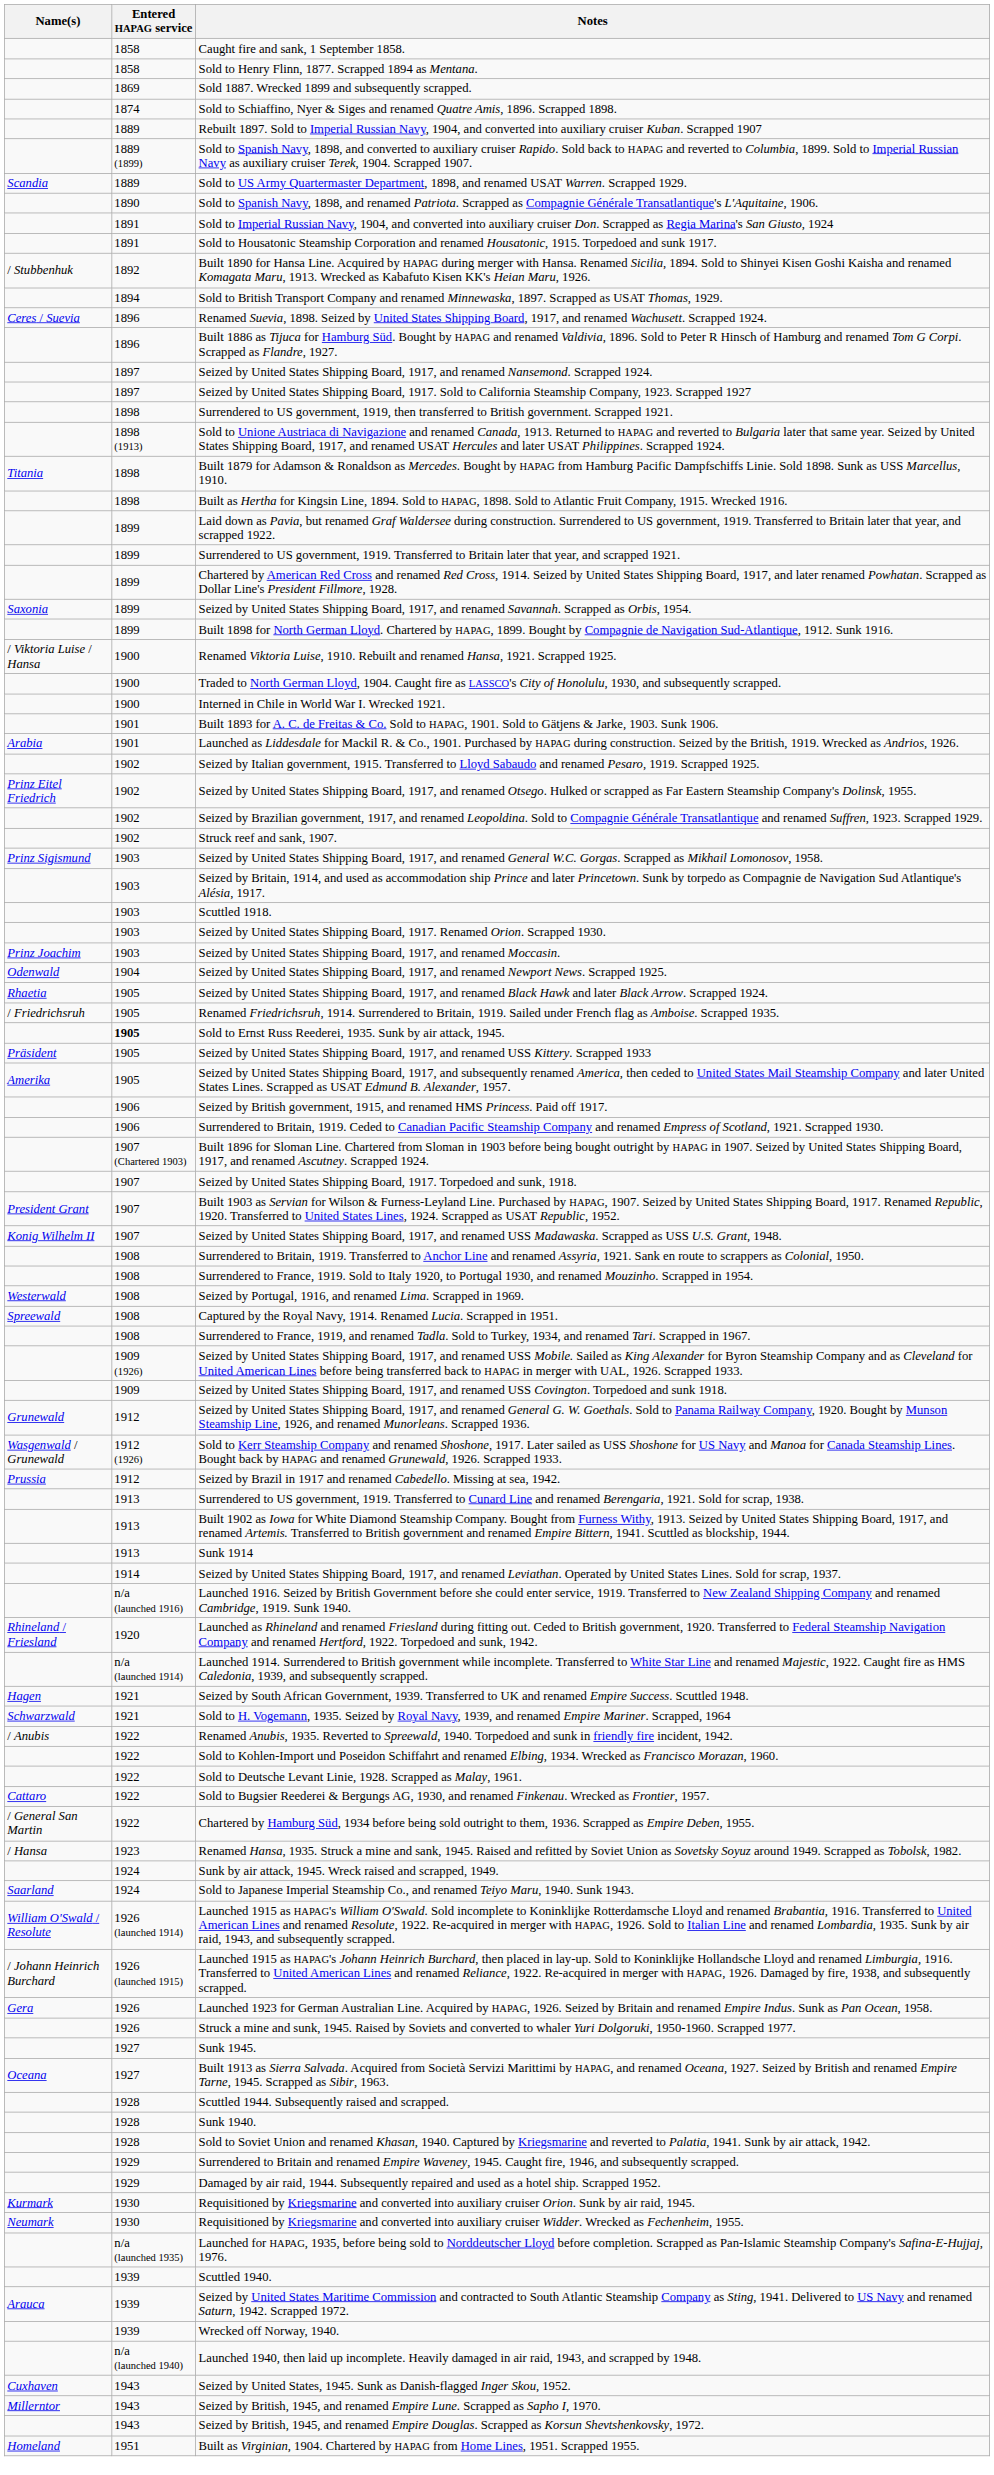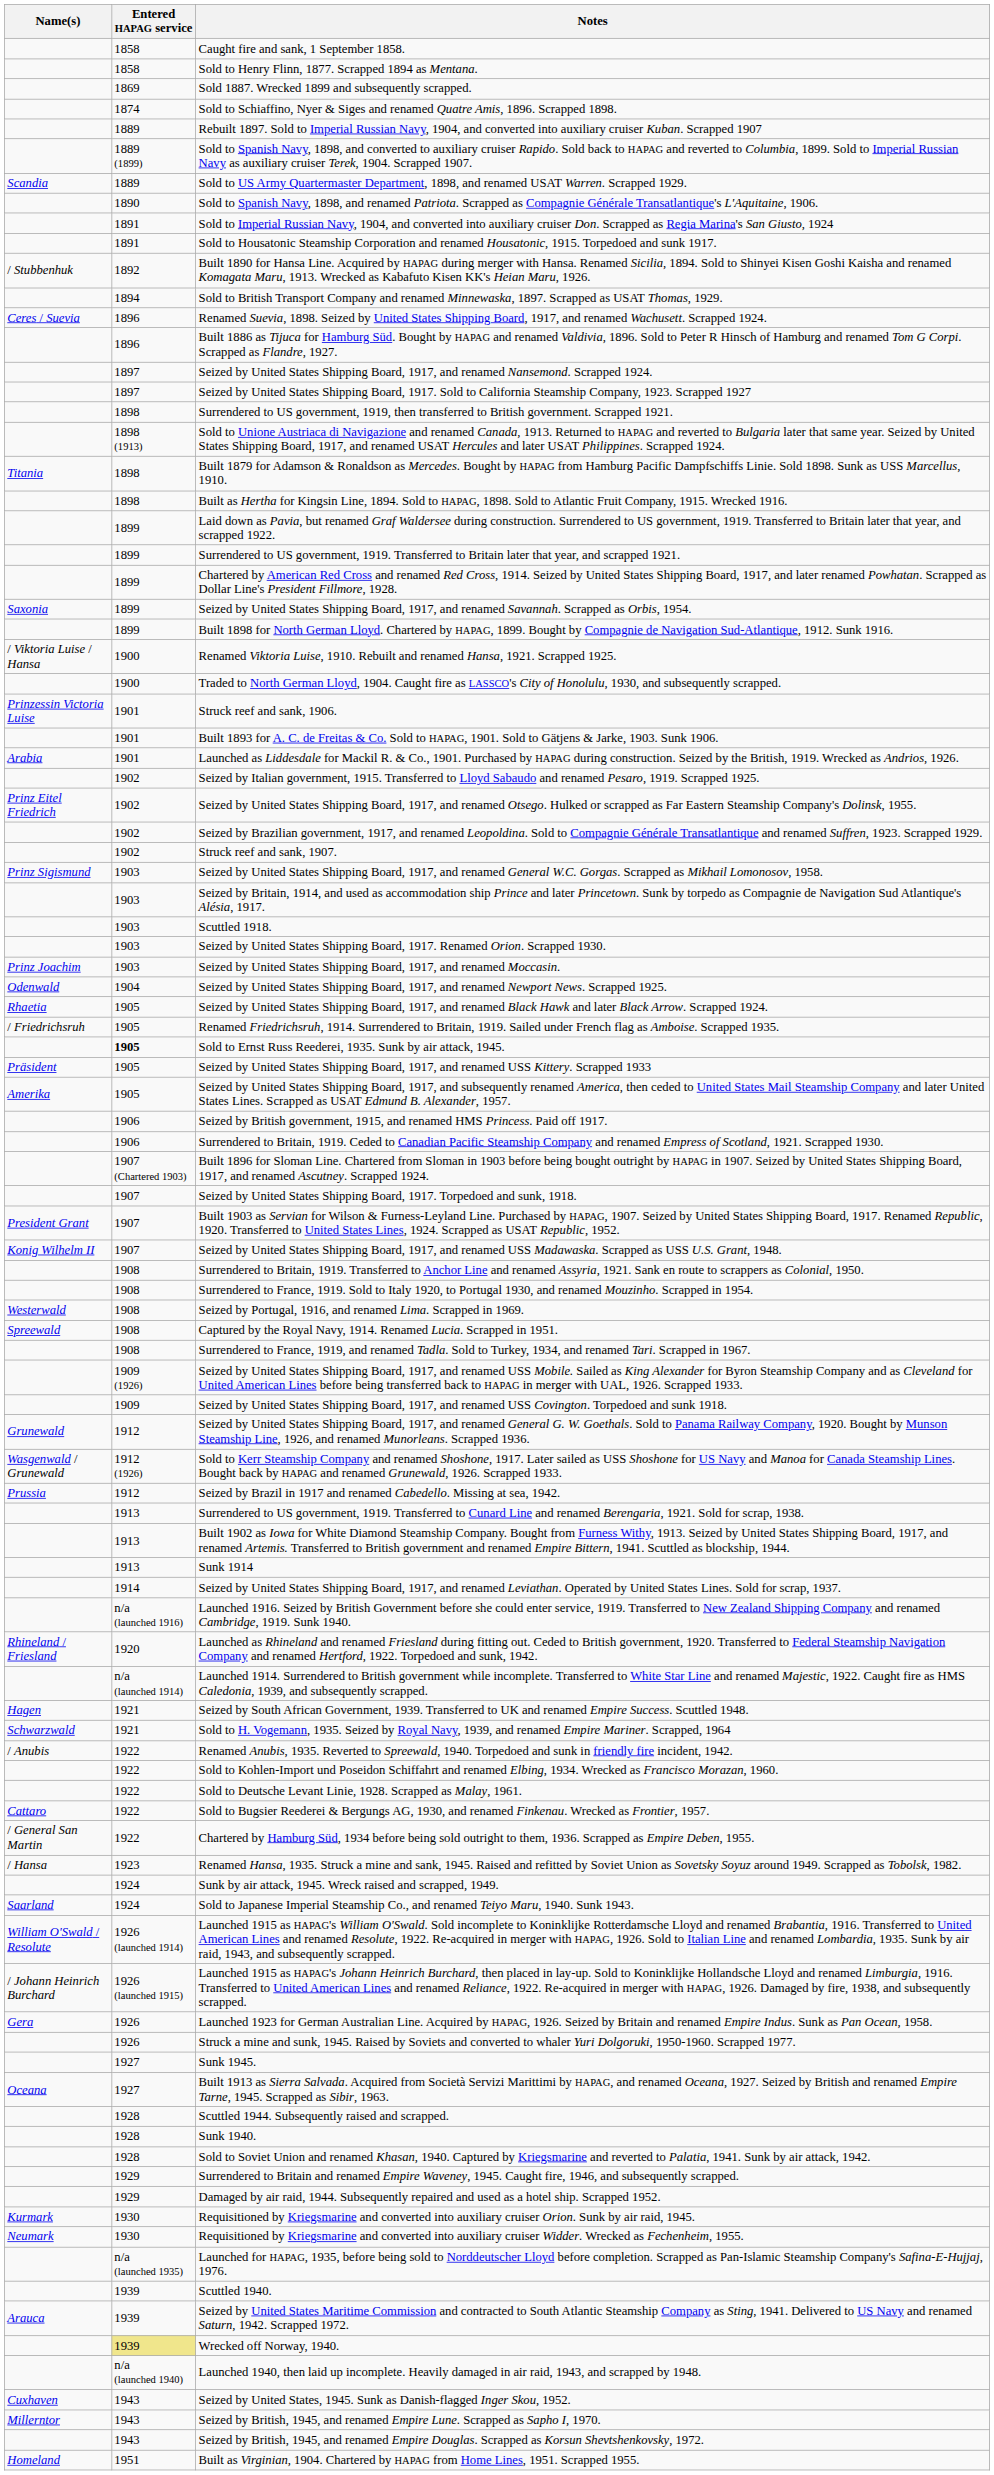- row: (322, 703)
+ row: (268, 710)
(127, 2331) no background -> (127, 2345) khaki background
